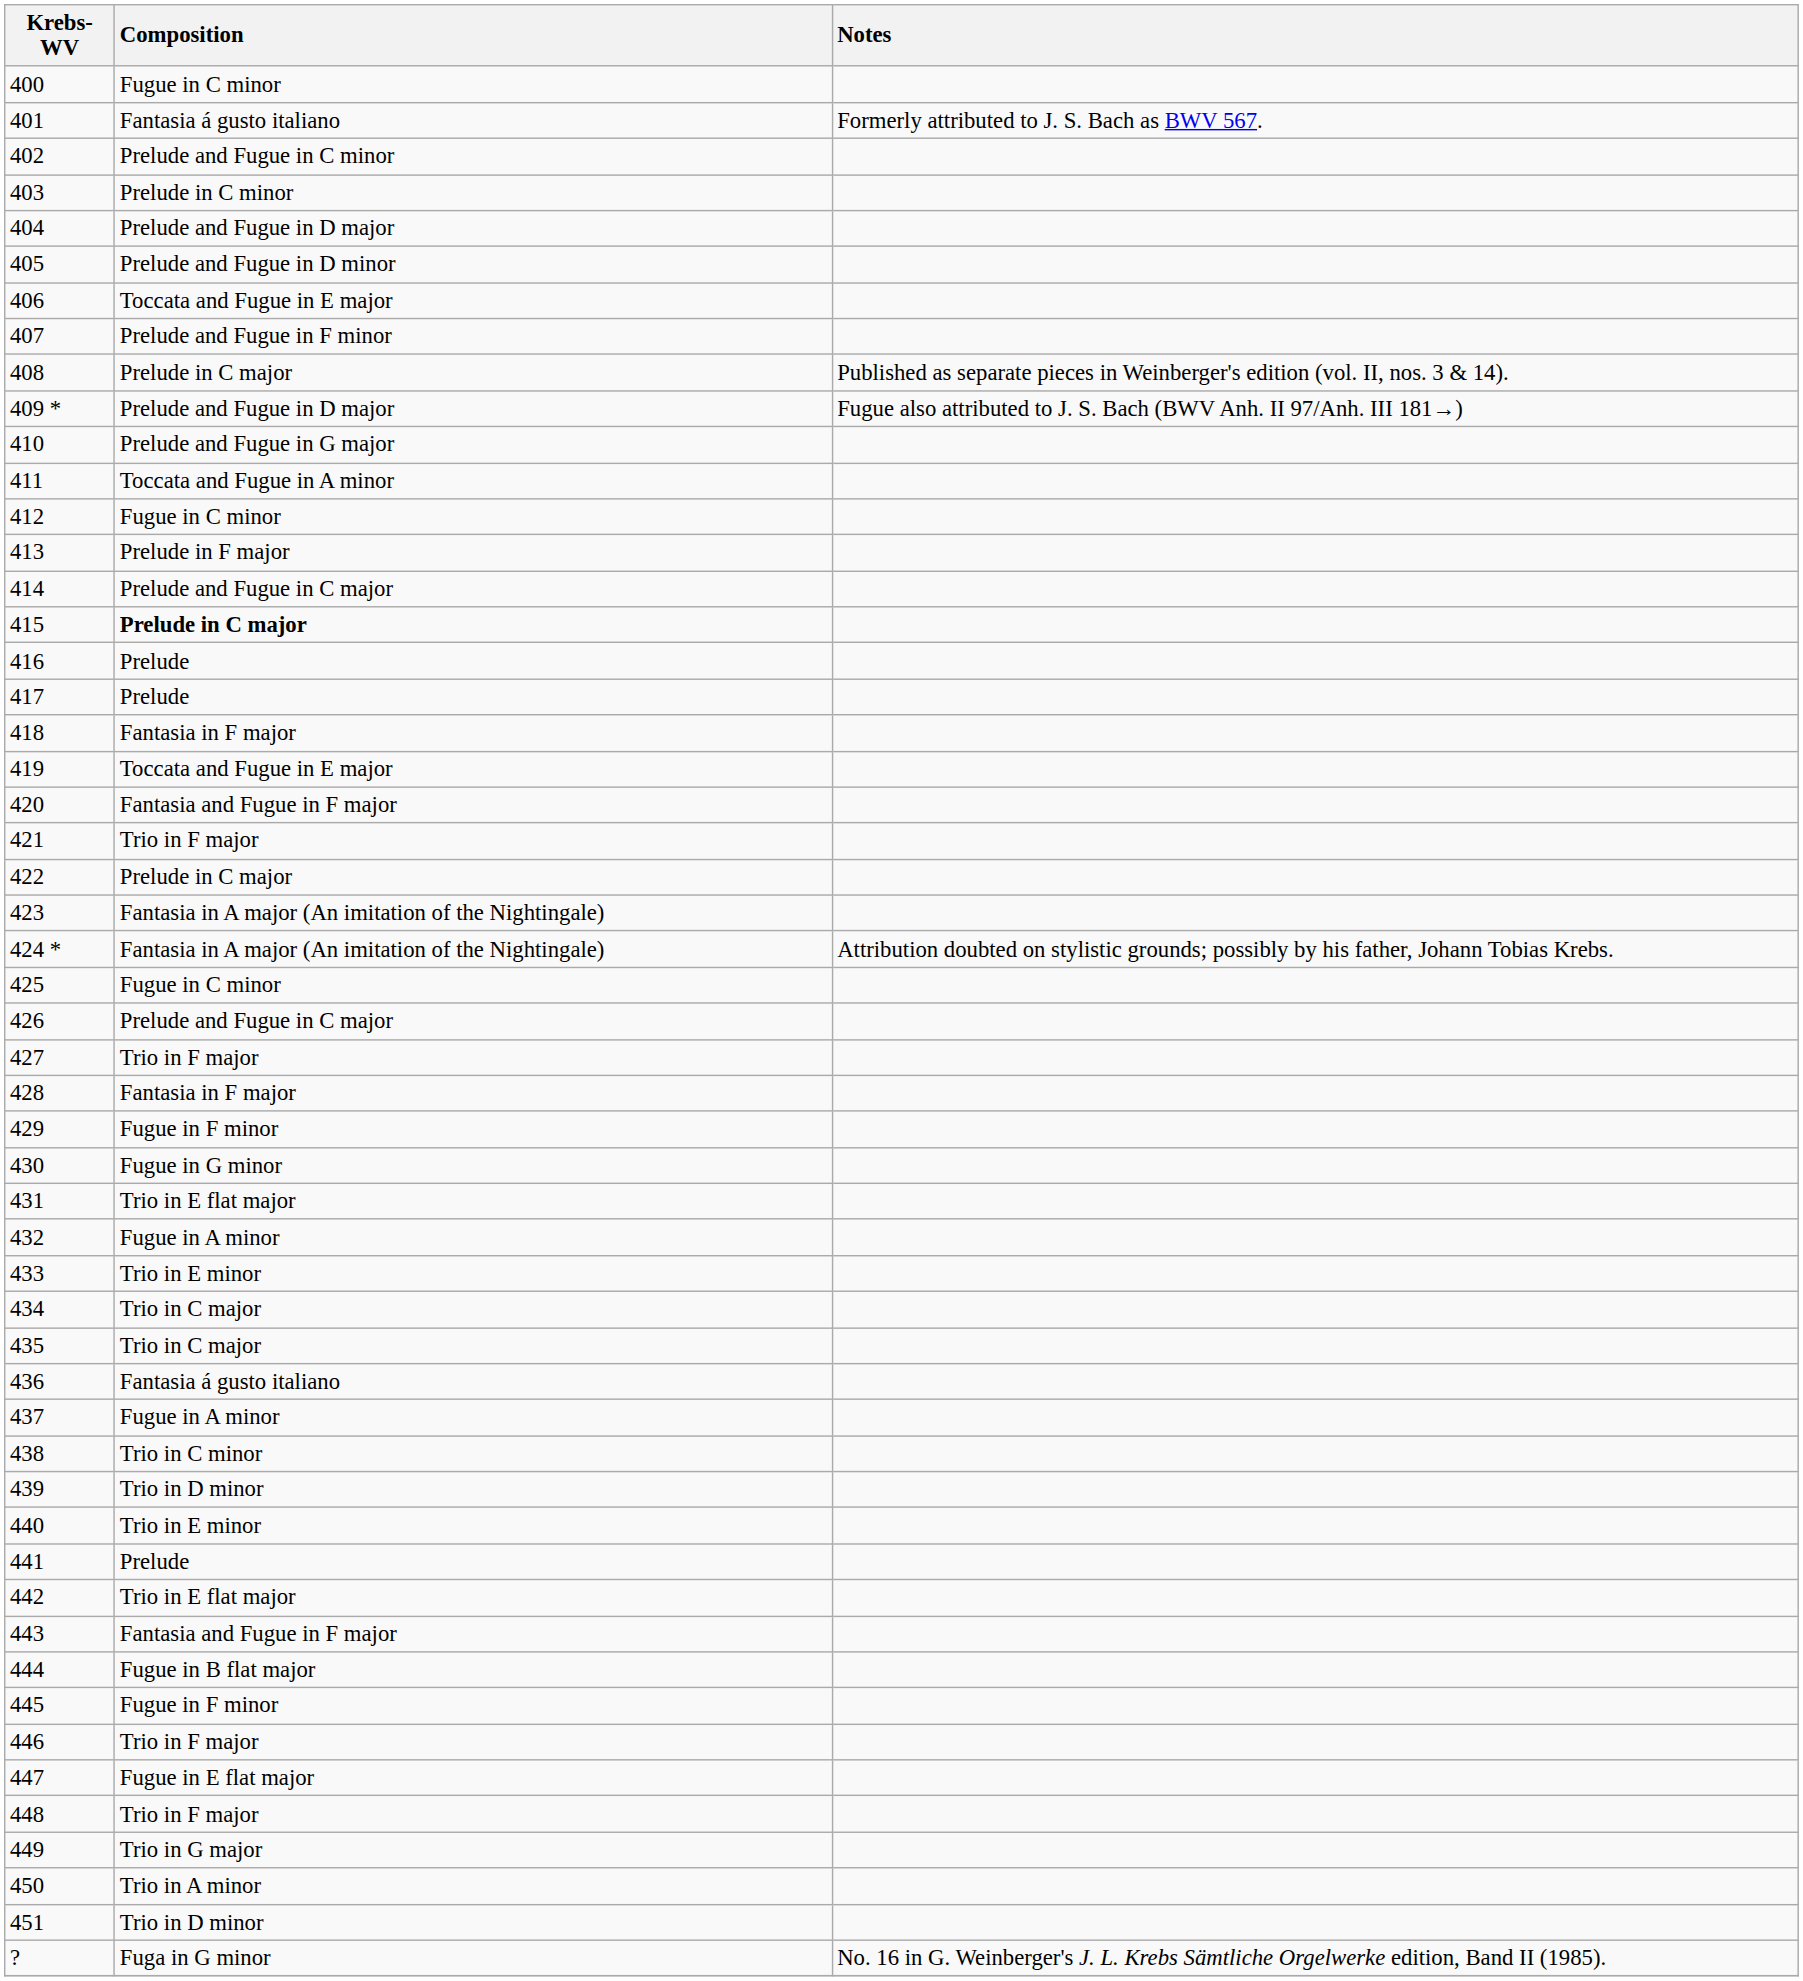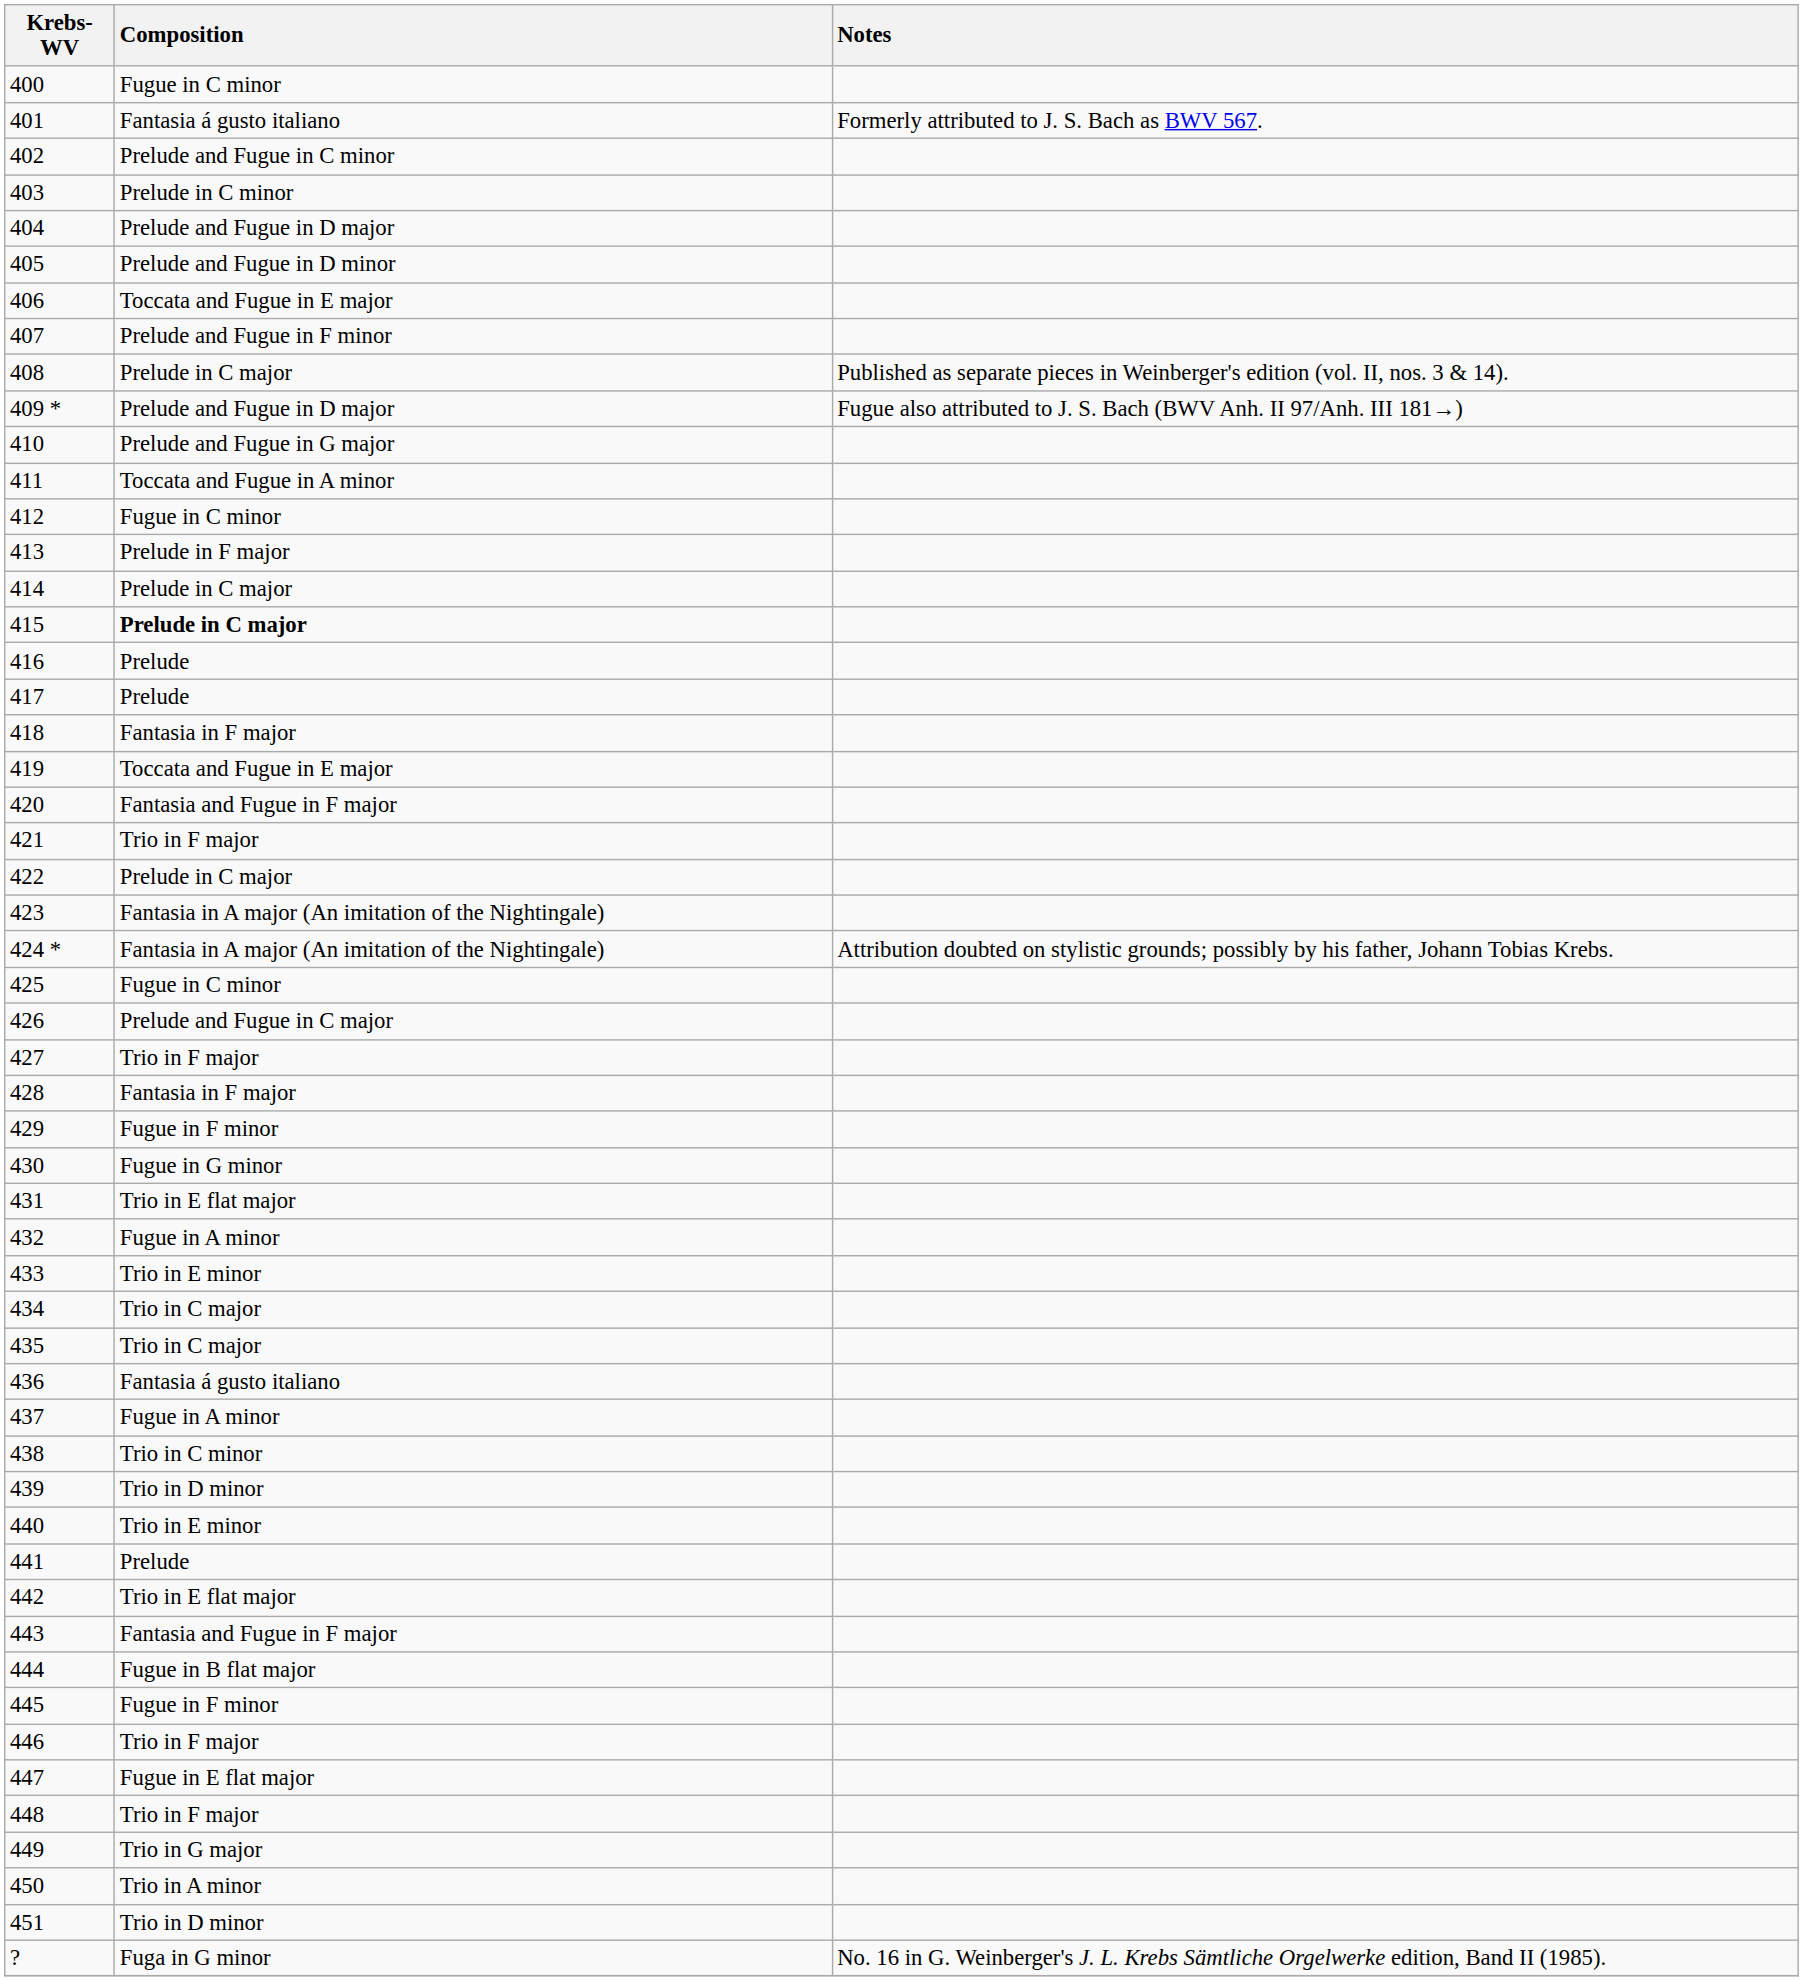(256, 588) Prelude and Fugue in C major -> (206, 588) Prelude in C major
